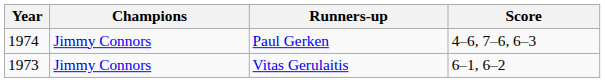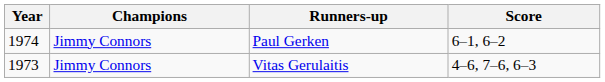(494, 41) 4–6, 7–6, 6–3 -> (479, 41) 6–1, 6–2
(479, 65) 6–1, 6–2 -> (494, 65) 4–6, 7–6, 6–3
